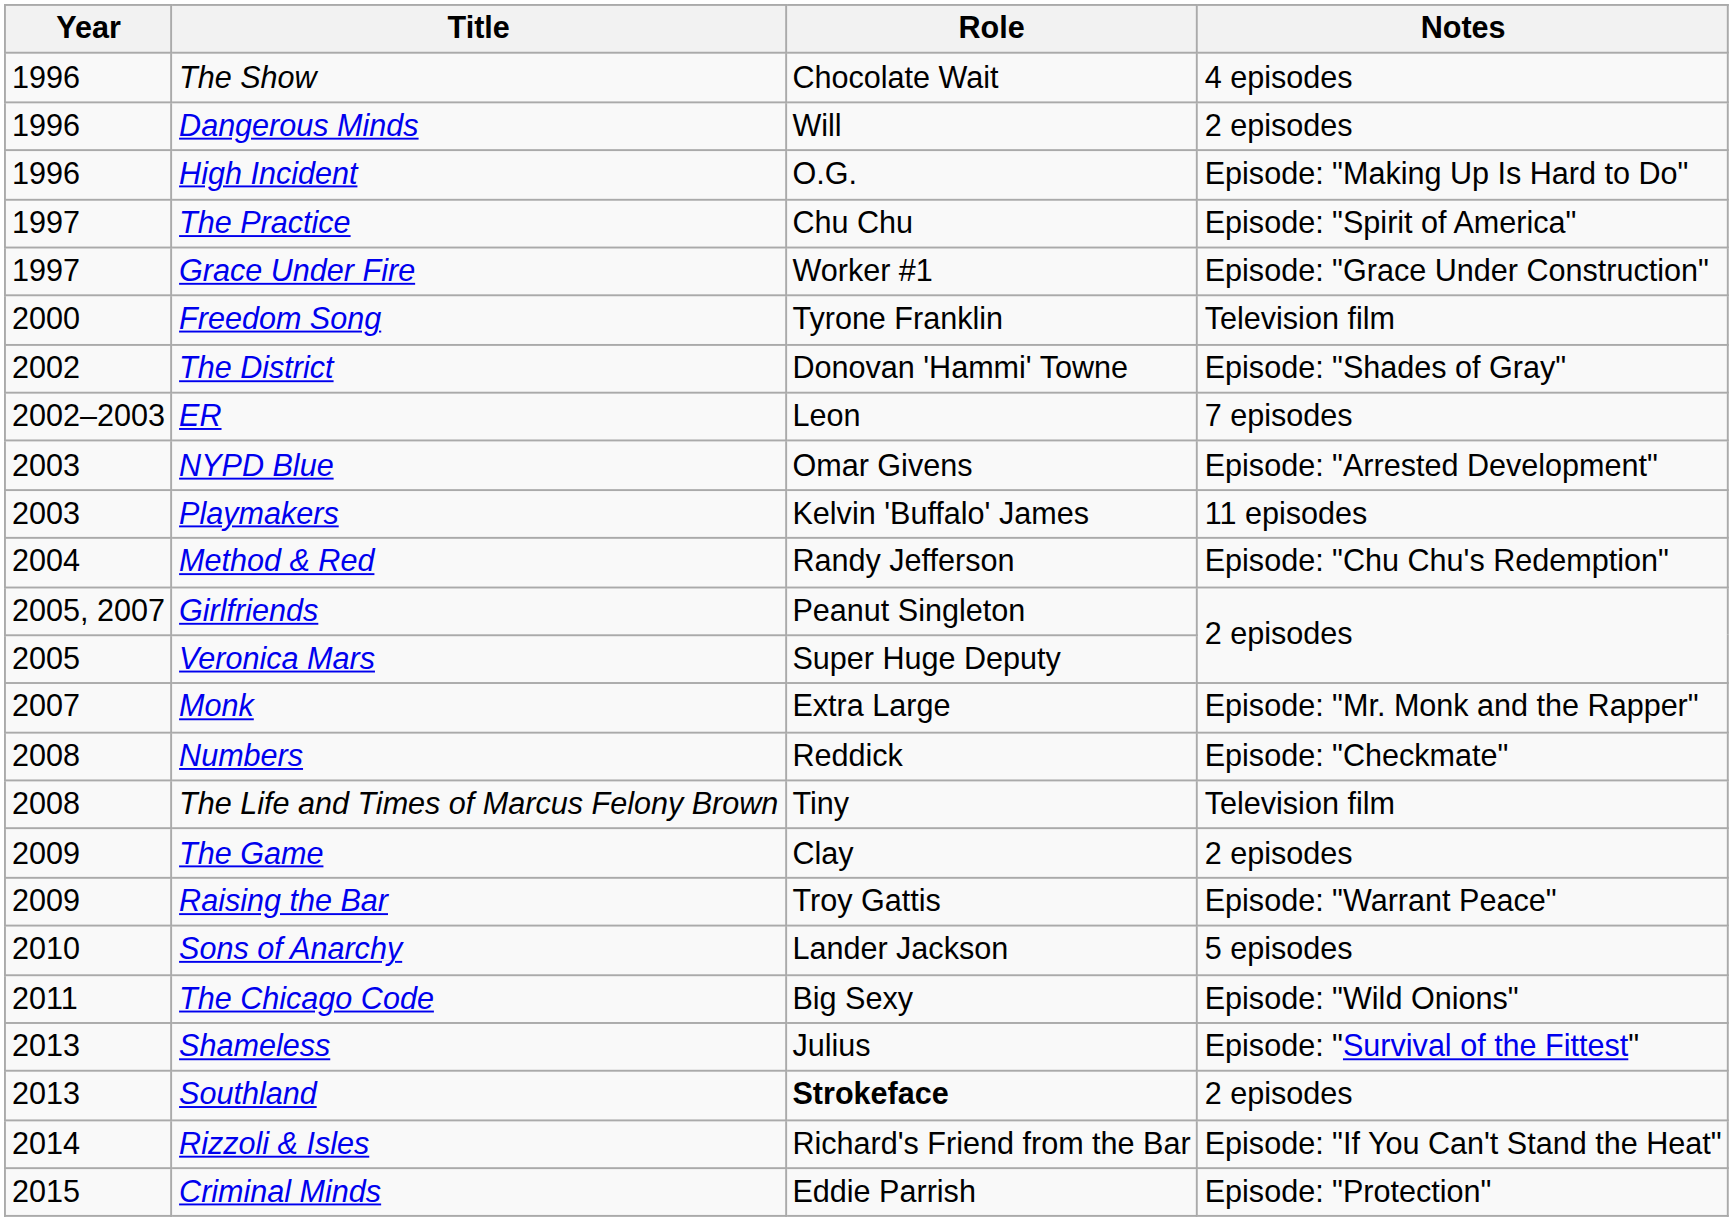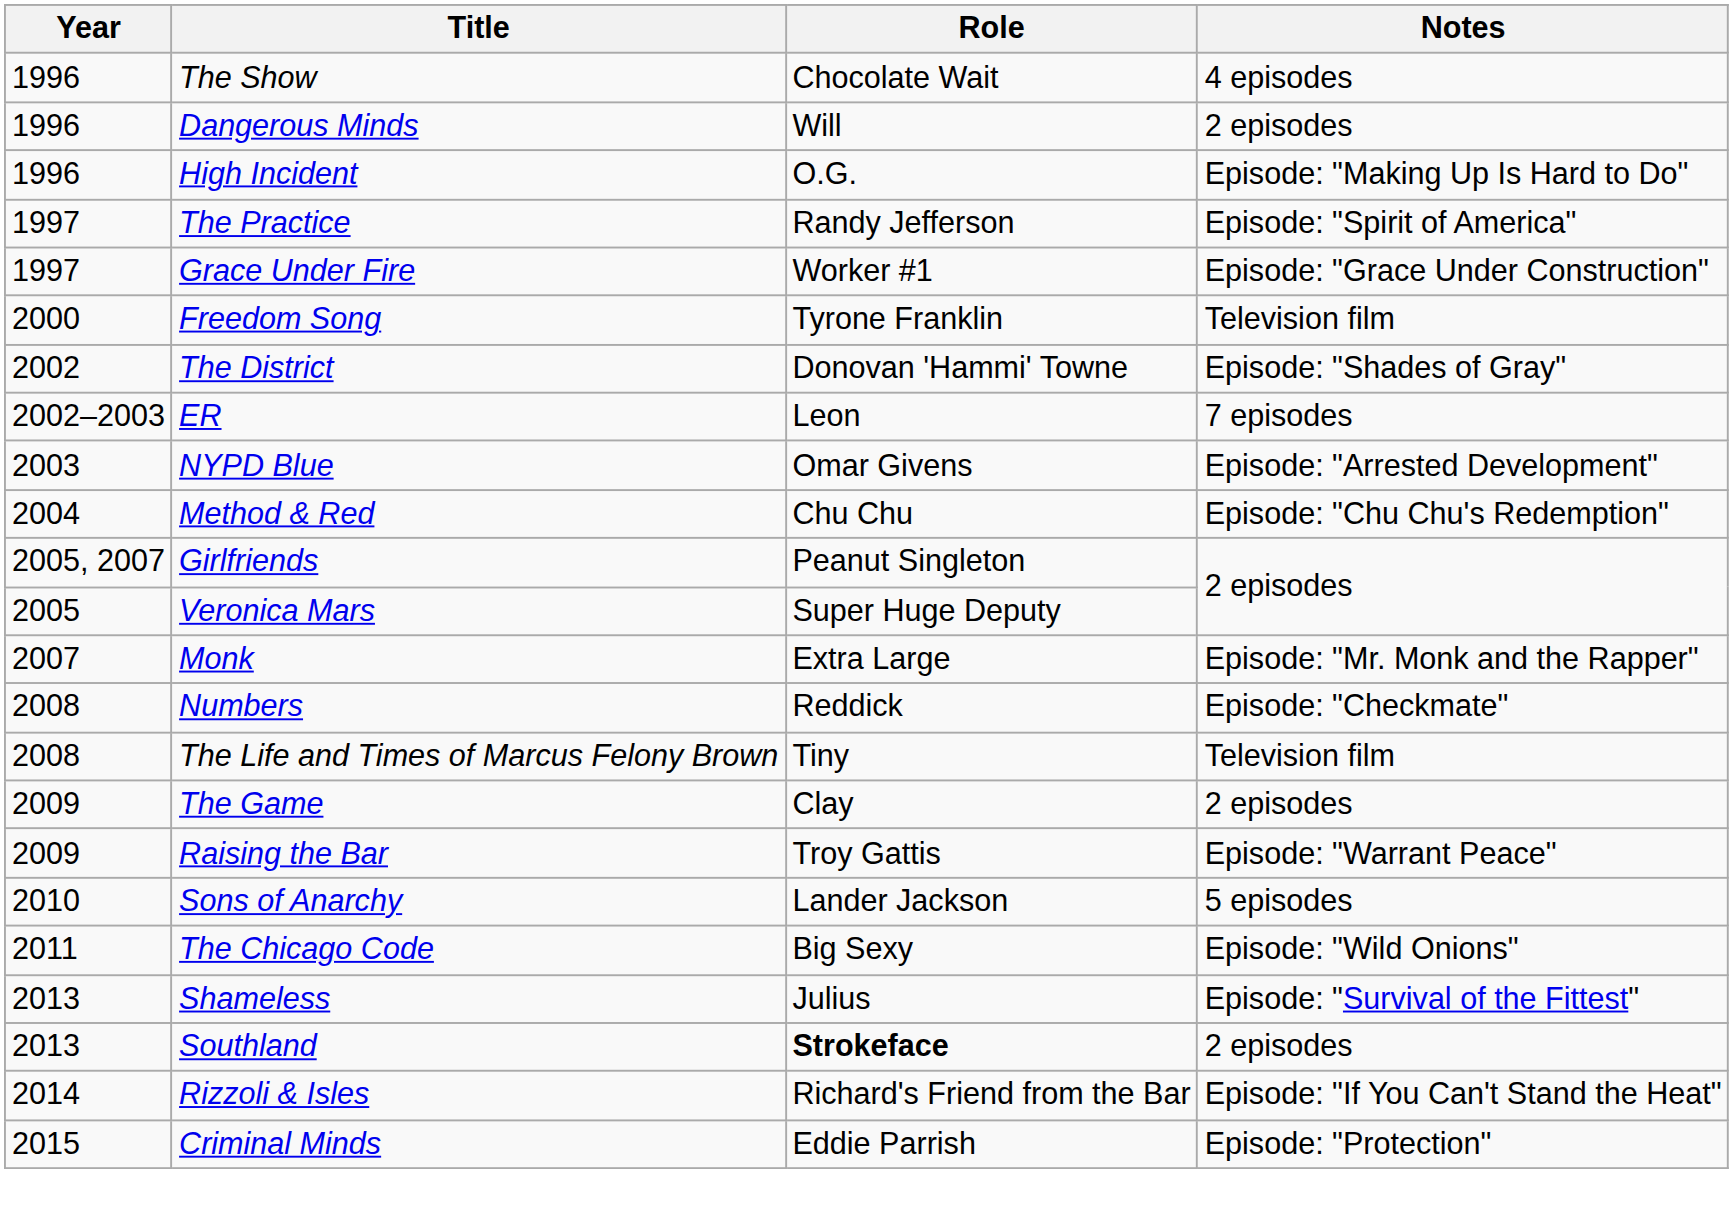(853, 222) Chu Chu -> (903, 222) Randy Jefferson
- row: (259, 513)
(903, 561) Randy Jefferson -> (853, 513) Chu Chu
